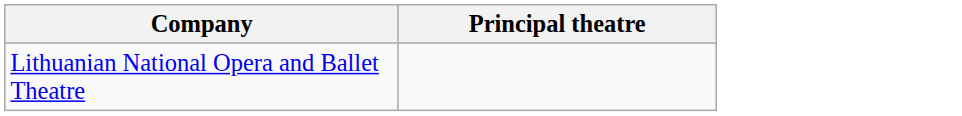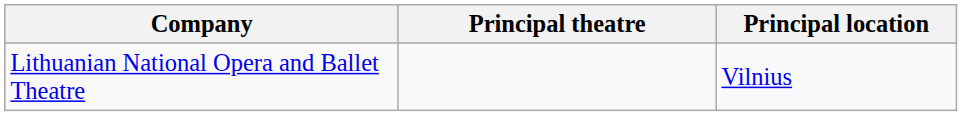+ column: (836, 23)
